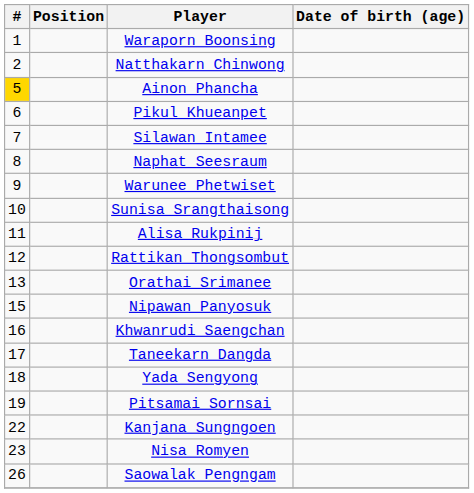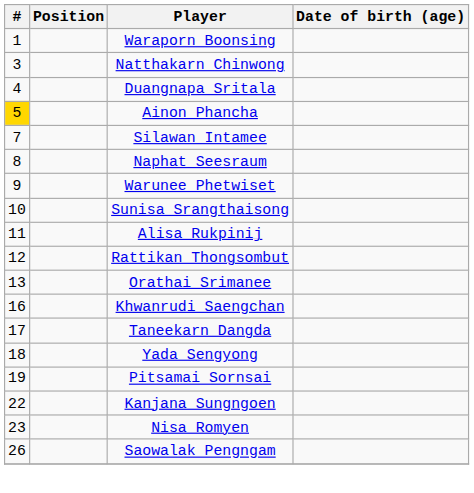(17, 65) 2 -> (17, 65) 3
+ row: (200, 89)
- row: (200, 113)
- row: (200, 306)
